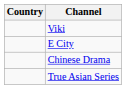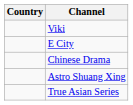+ row: (87, 76)
